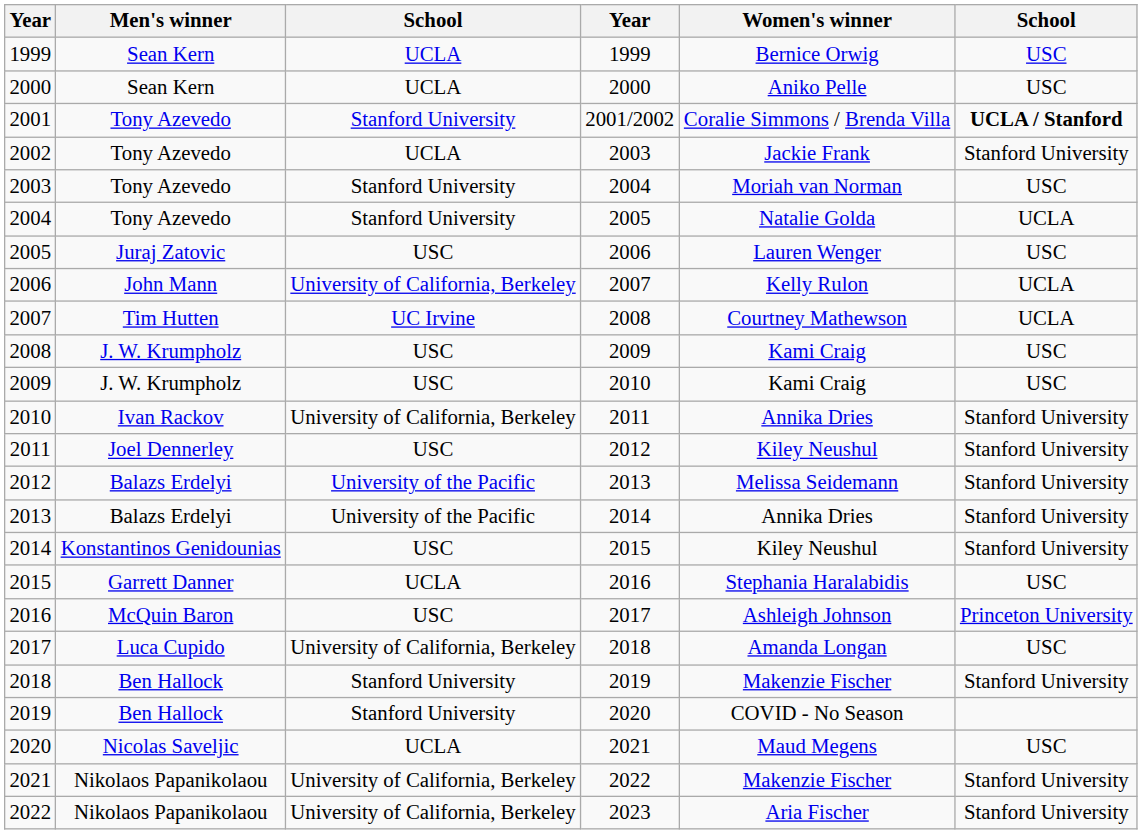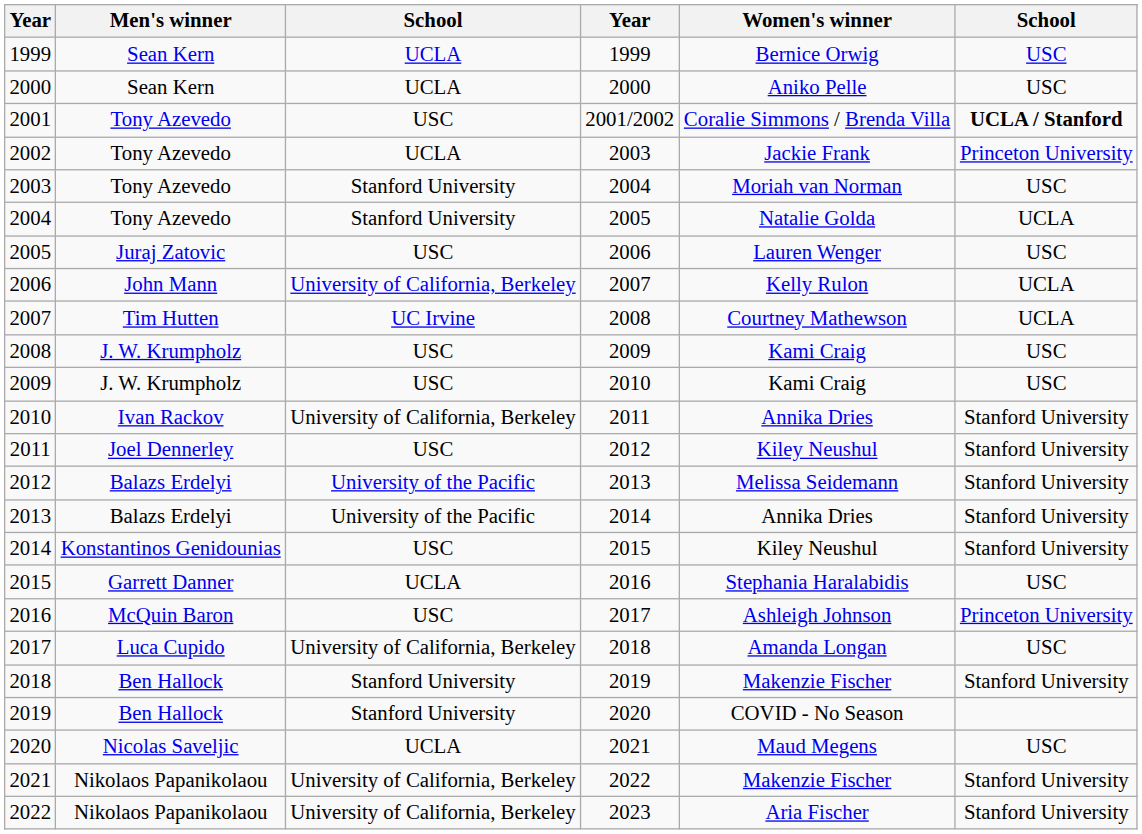(433, 119) Stanford University -> (433, 119) USC
(1046, 152) Stanford University -> (1046, 152) Princeton University
